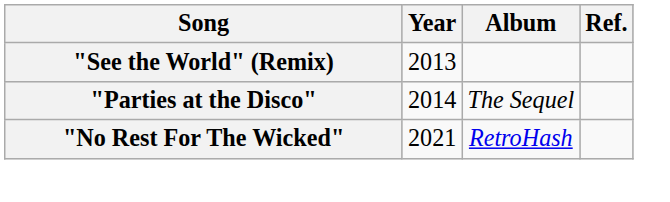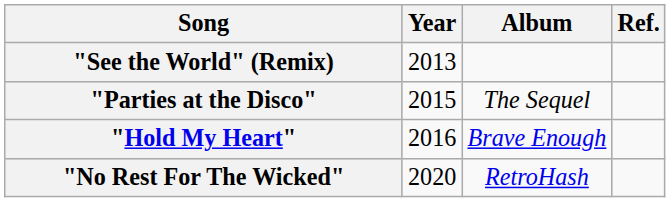(432, 100) 2014 -> (432, 100) 2015
+ row: (204, 138)
(432, 138) 2021 -> (432, 176) 2020
